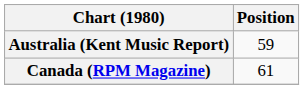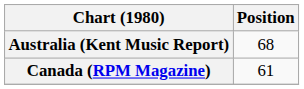(266, 44) 59 -> (266, 44) 68
